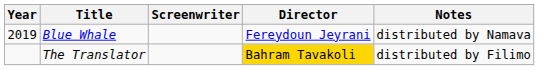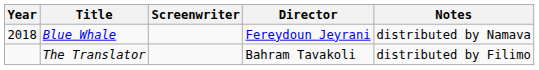(22, 34) 2019 -> (22, 34) 2018
(301, 54) gold background -> (301, 54) no background
